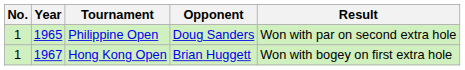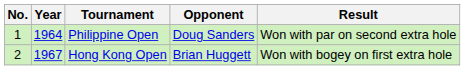(48, 35) 1965 -> (48, 35) 1964
(18, 55) 1 -> (18, 55) 2
